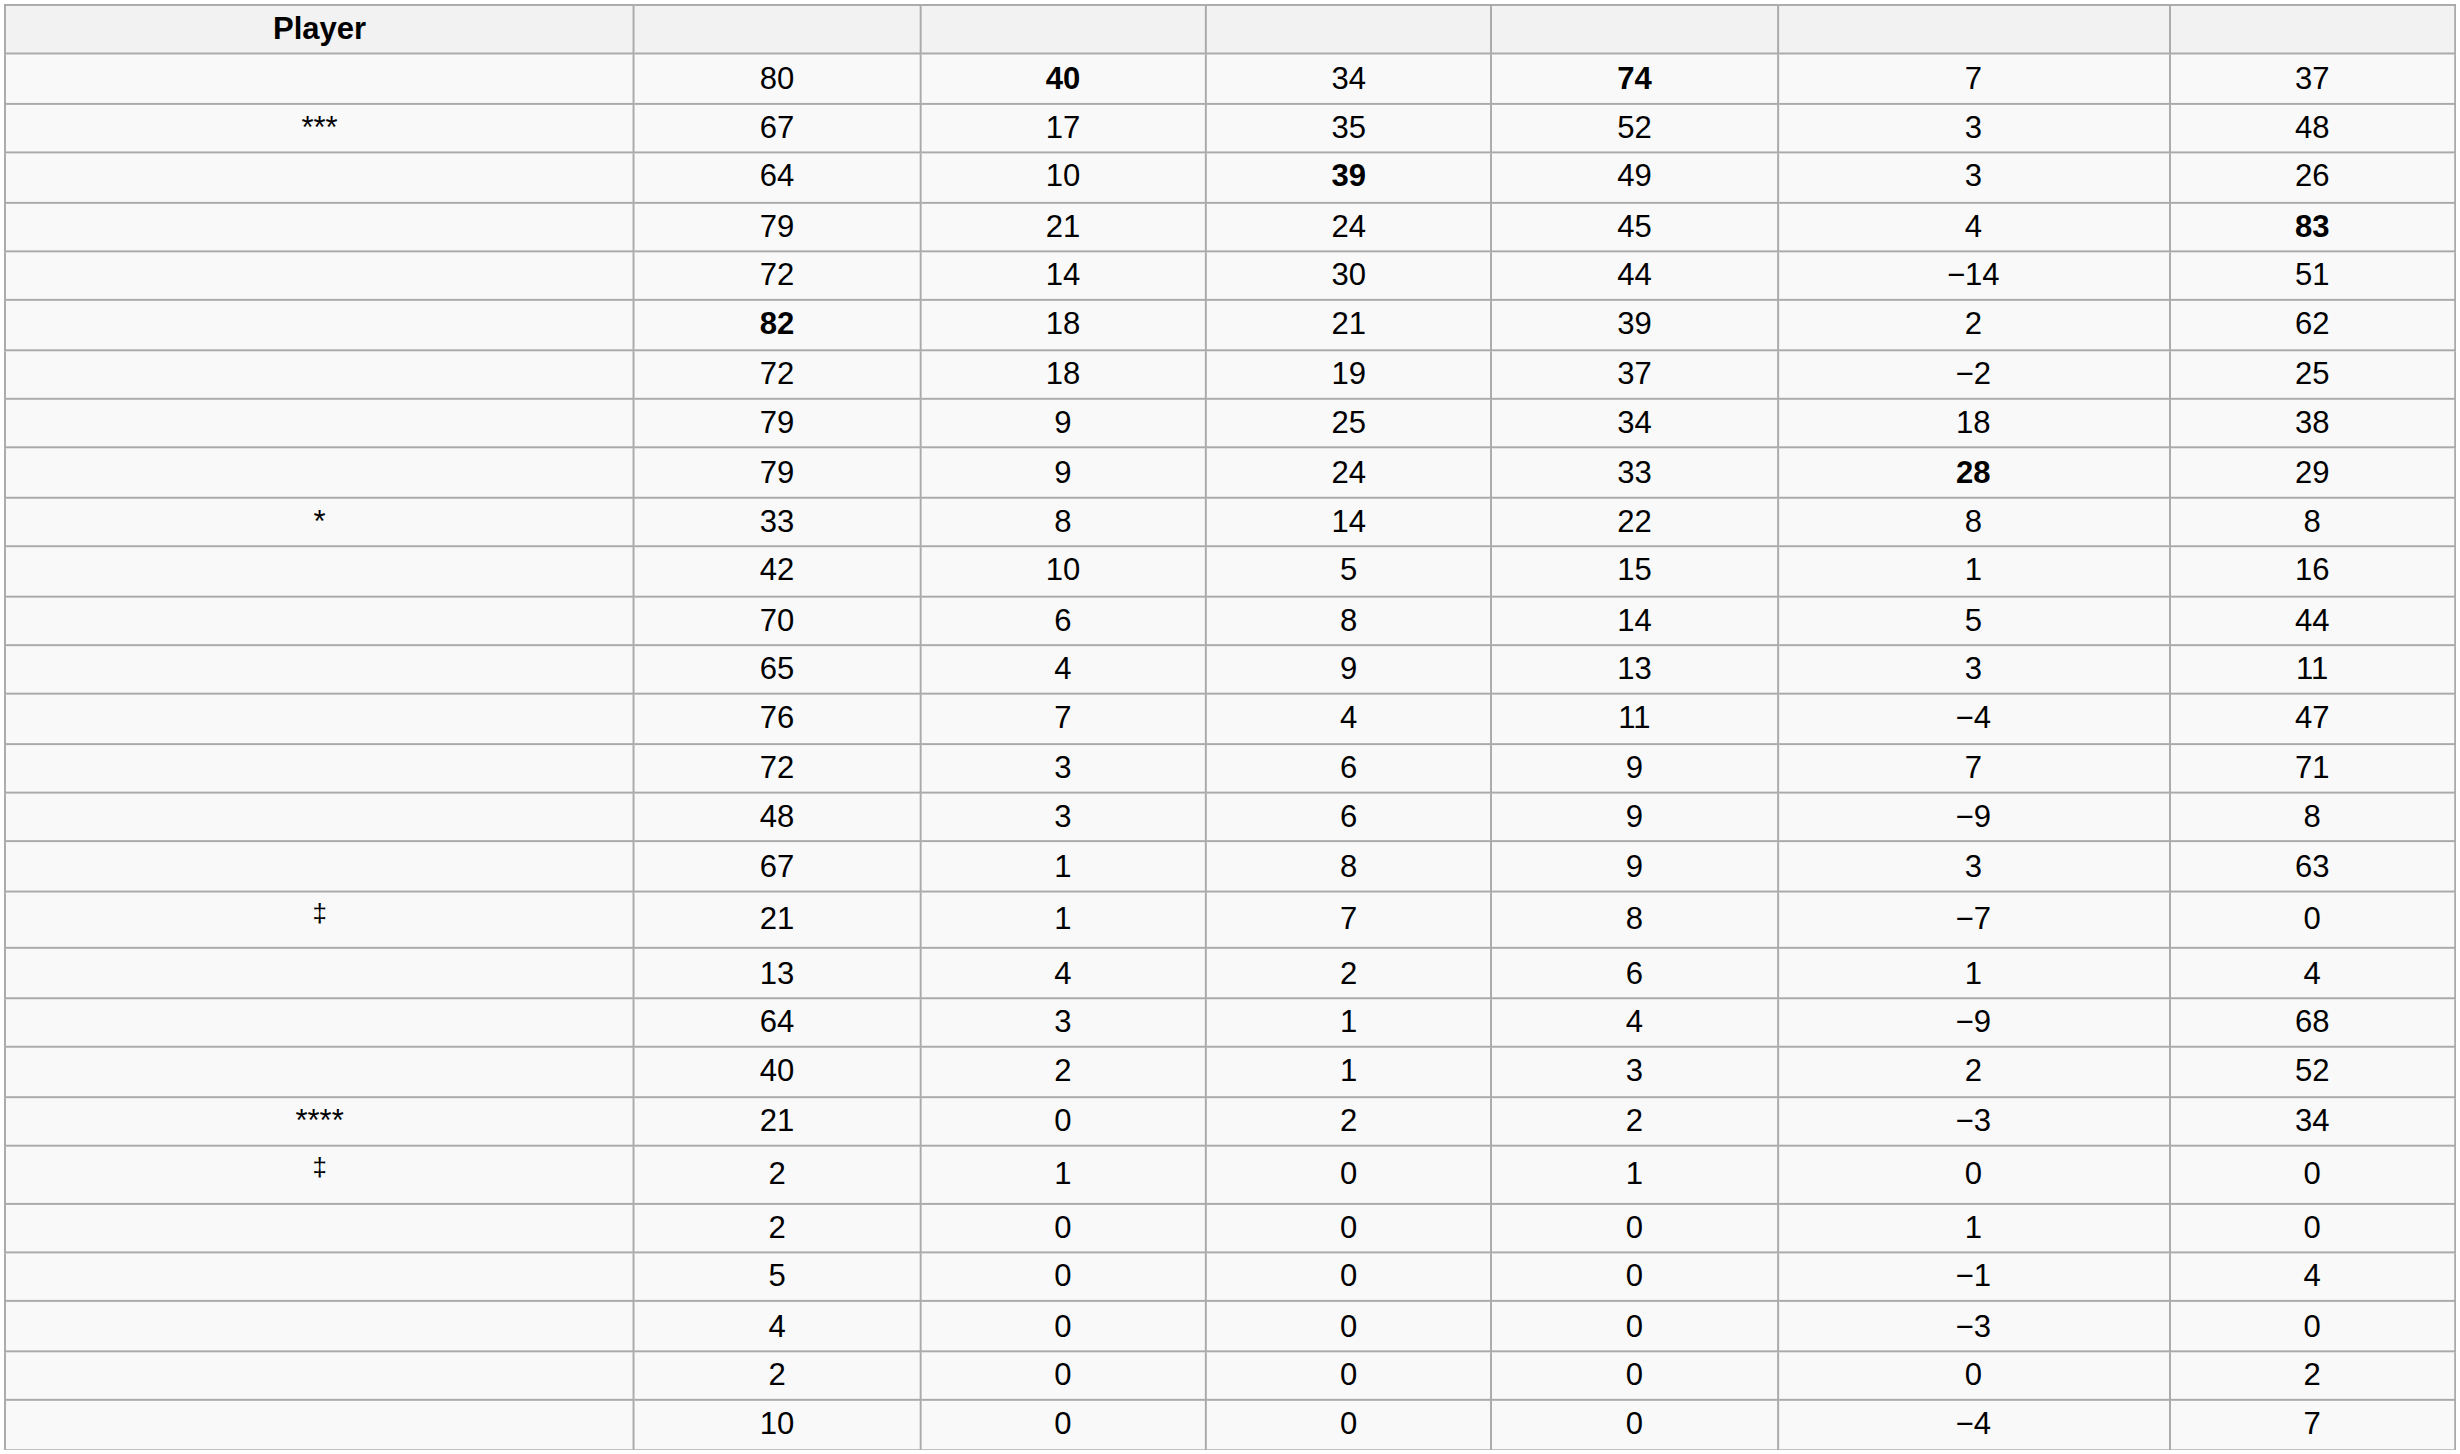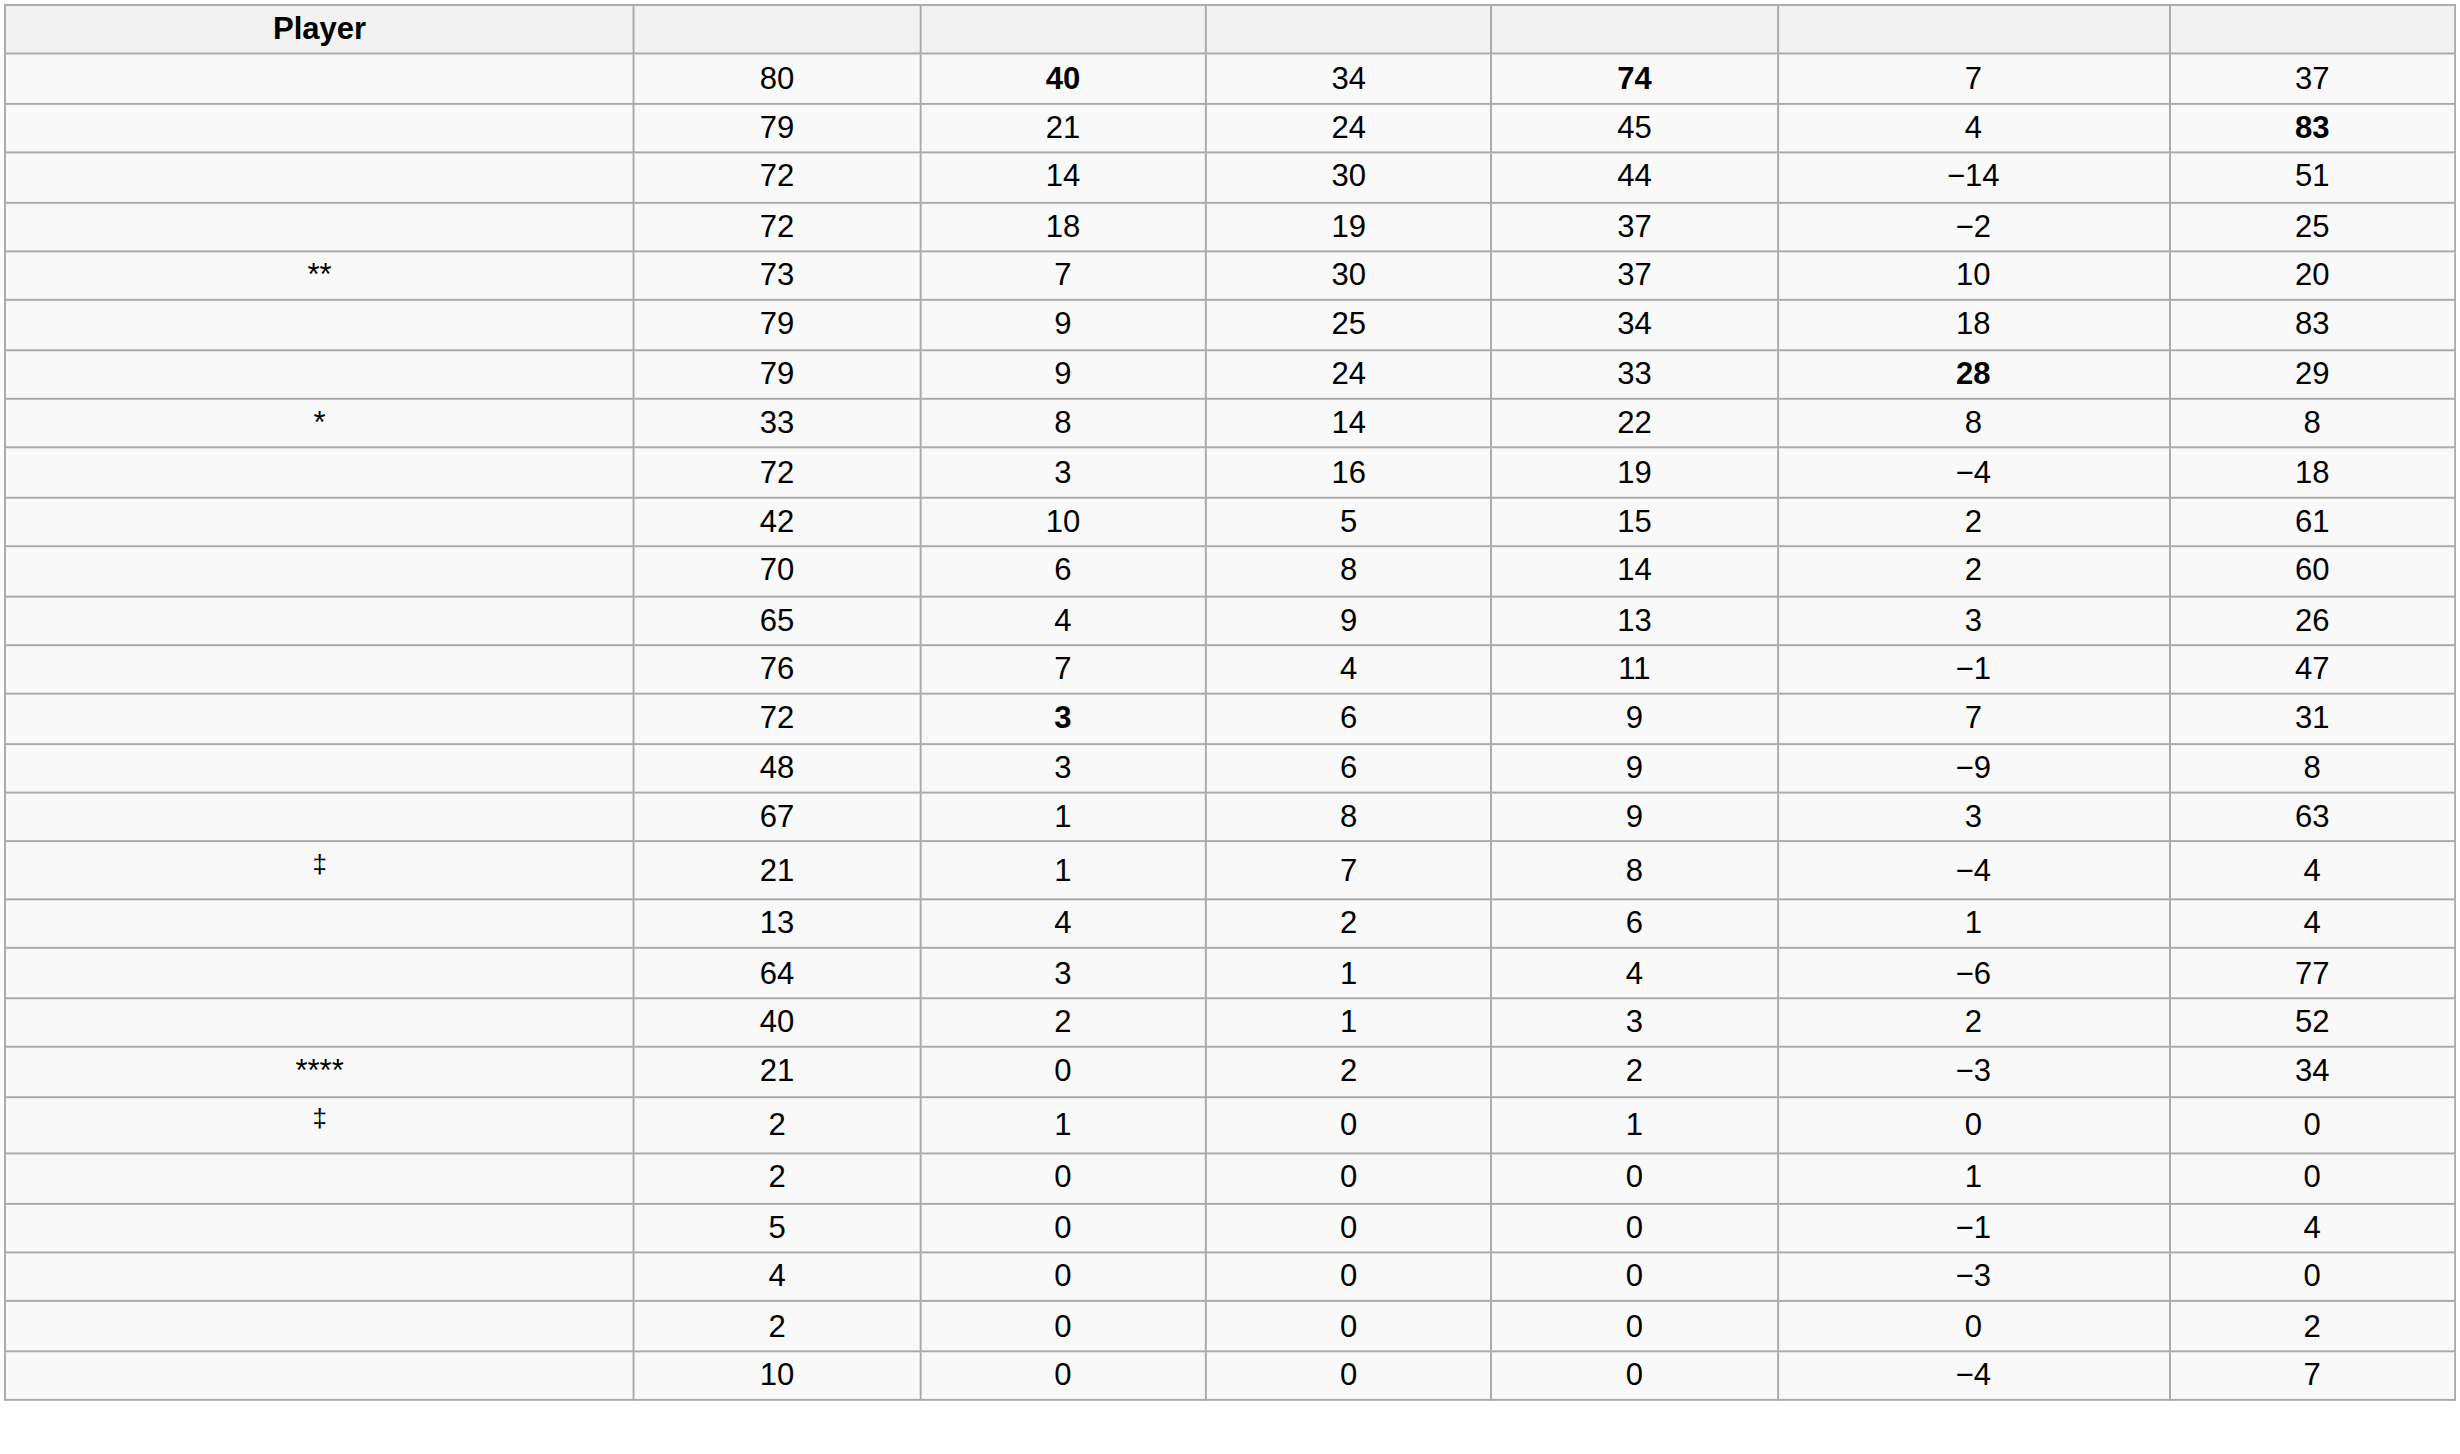- row: (777, 127)
- row: (777, 176)
- row: (777, 324)
+ row: (777, 275)
(2312, 422) 38 -> (2312, 324) 83
+ row: (777, 472)
(1973, 570) 1 -> (1973, 521) 2
(2312, 570) 16 -> (2312, 521) 61
(1973, 619) 5 -> (1973, 570) 2
(2312, 619) 44 -> (2312, 570) 60
(2312, 669) 11 -> (2312, 619) 26
(1973, 718) −4 -> (1973, 669) −1
(1063, 767) normal -> (1063, 718) bold
(2312, 767) 71 -> (2312, 718) 31
(1973, 919) −7 -> (1973, 870) −4
(2312, 919) 0 -> (2312, 870) 4
(1973, 1022) −9 -> (1973, 972) −6
(2312, 1022) 68 -> (2312, 972) 77
